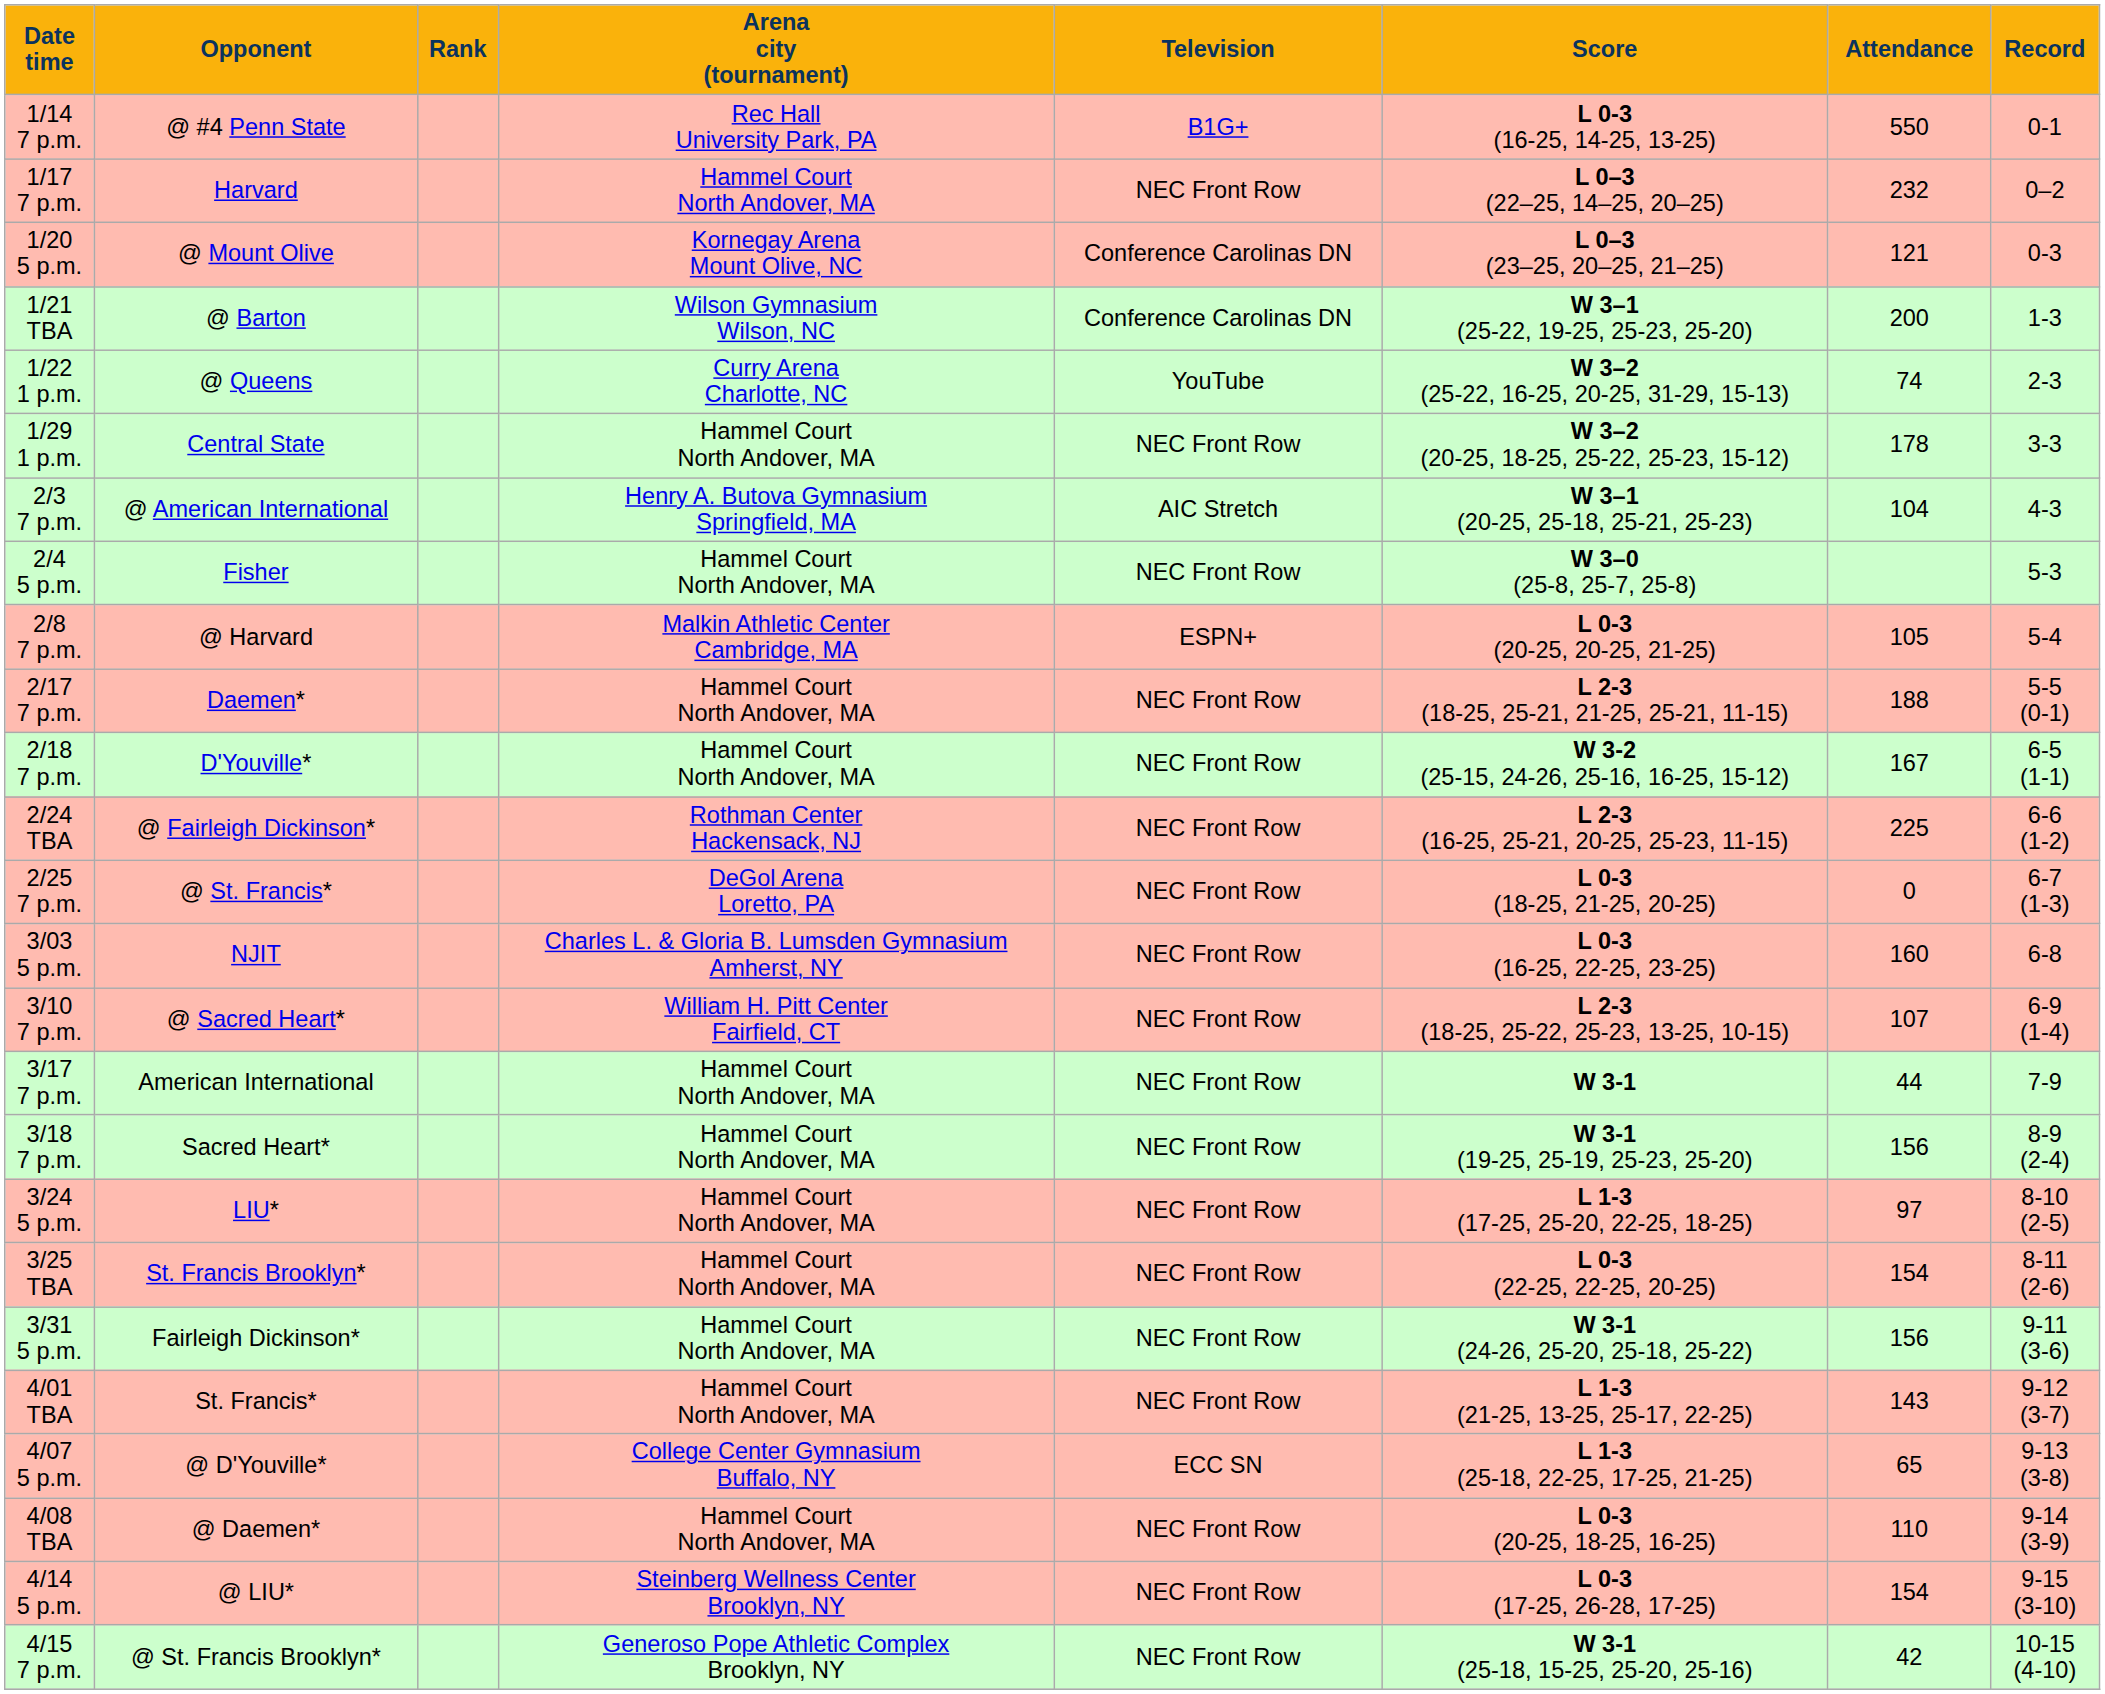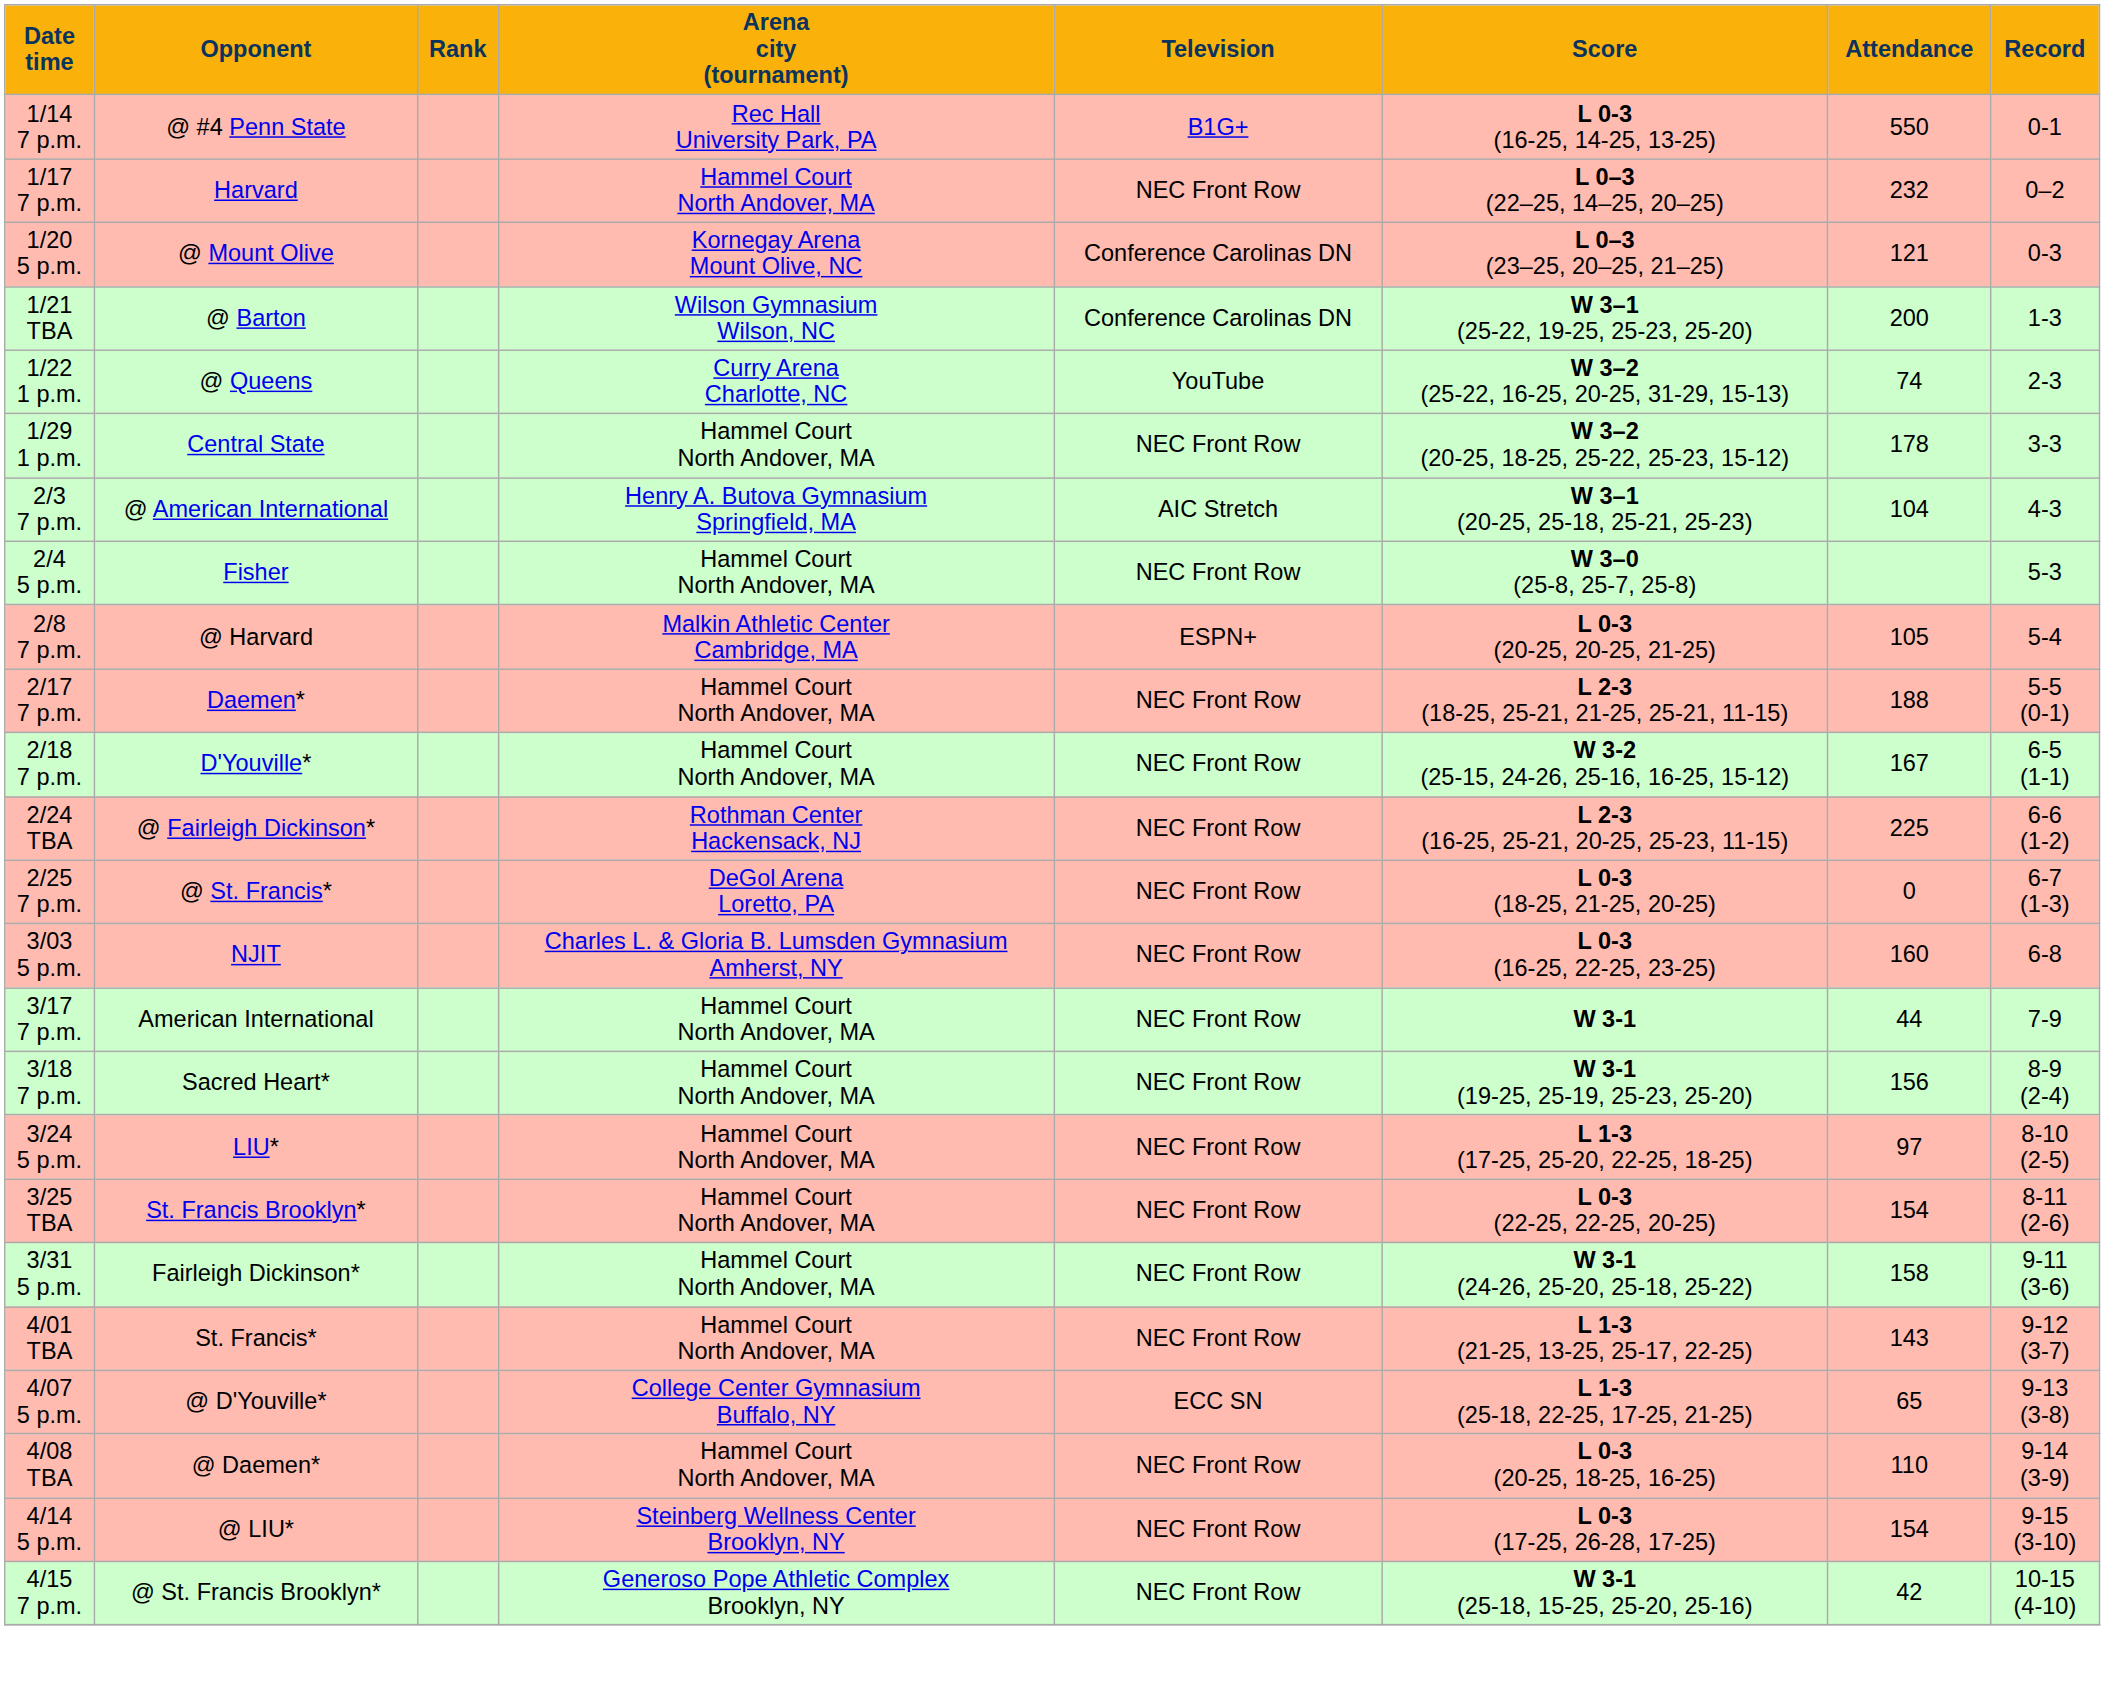- row: (49, 1019)
(1909, 1338) 156 -> (1909, 1274) 158
